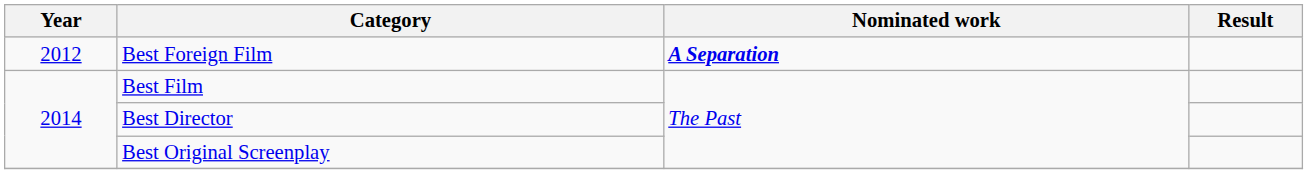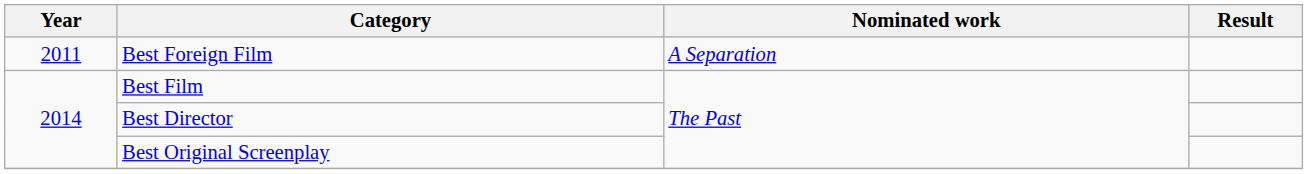(61, 53) 2012 -> (61, 53) 2011
(724, 53) bold -> (722, 53) normal
